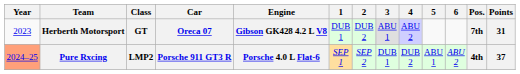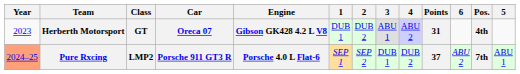columns swapped: (434, 11) <-> (501, 11)
(477, 31) 7th -> (482, 31) 4th
(477, 56) 4th -> (482, 56) 7th
